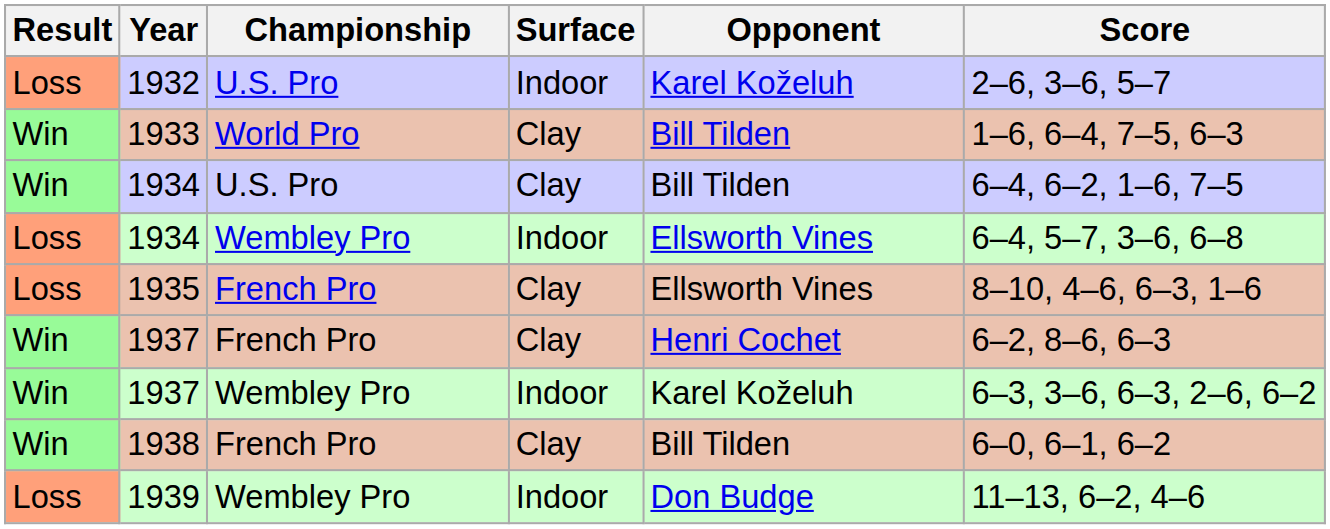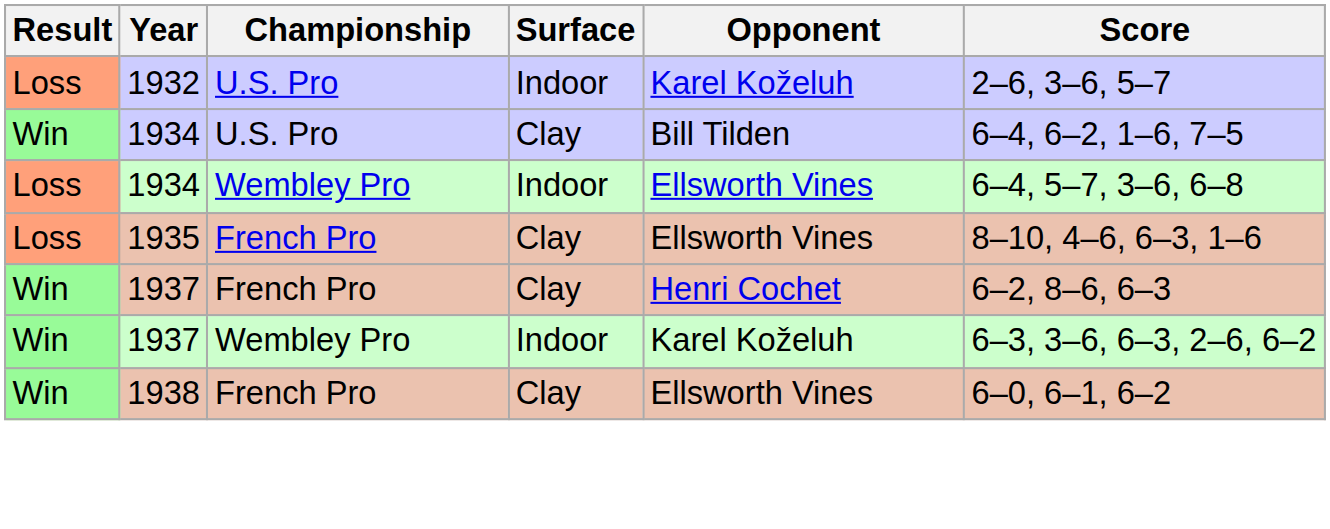- row: (164, 133)
(720, 444) Bill Tilden -> (762, 392) Ellsworth Vines
- row: (164, 496)
